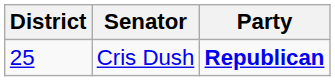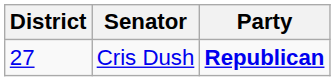(22, 57) 25 -> (22, 57) 27
